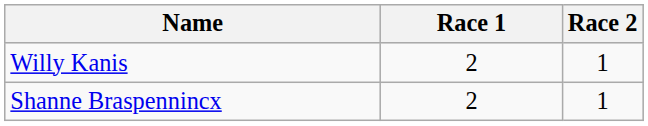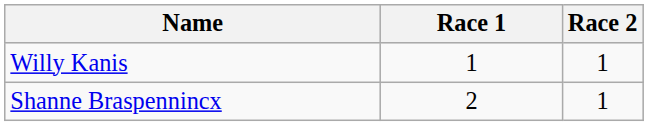(471, 62) 2 -> (471, 62) 1
